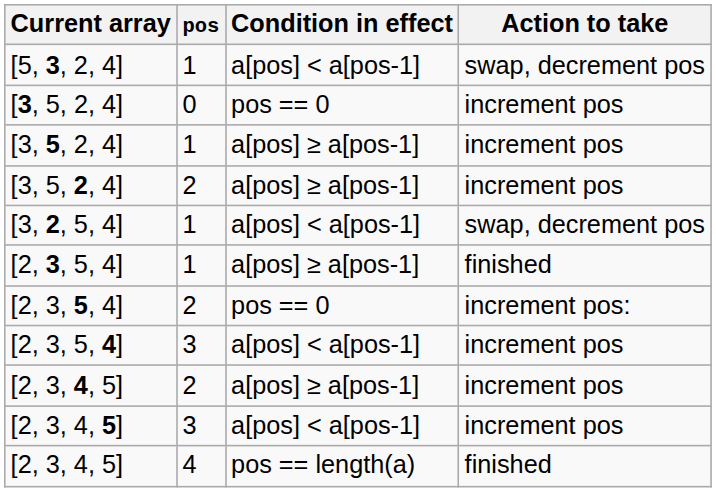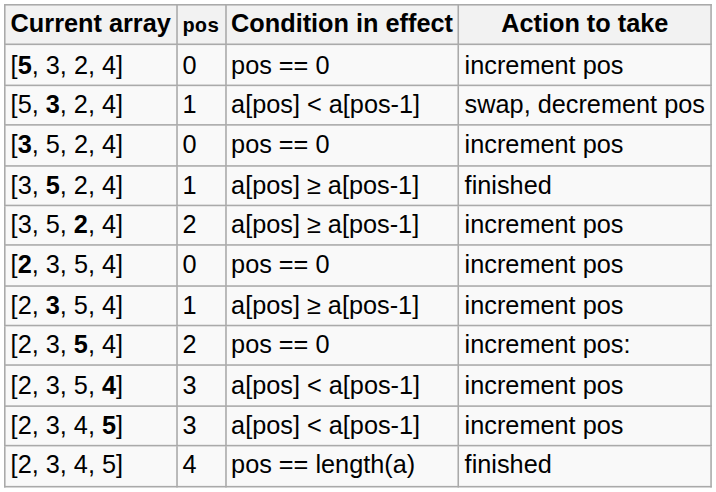+ row: (67, 64)
(544, 144) increment pos -> (508, 184) finished
- row: (67, 225)
+ row: (67, 265)
(508, 265) finished -> (544, 305) increment pos
- row: (67, 385)
